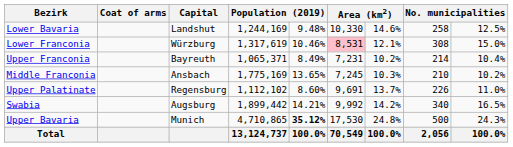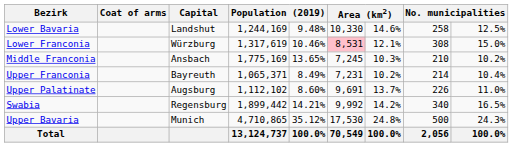rows swapped: (48, 59) <-> (51, 74)
(199, 89) Regensburg -> (193, 89) Augsburg
(193, 104) Augsburg -> (199, 104) Regensburg
(309, 120) bold -> (309, 120) normal
